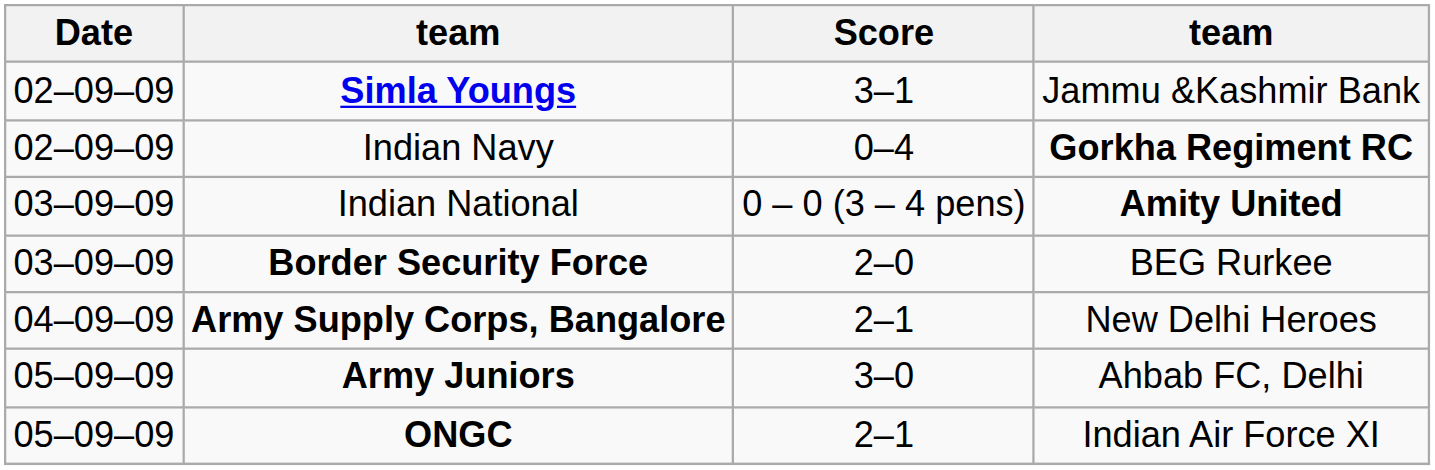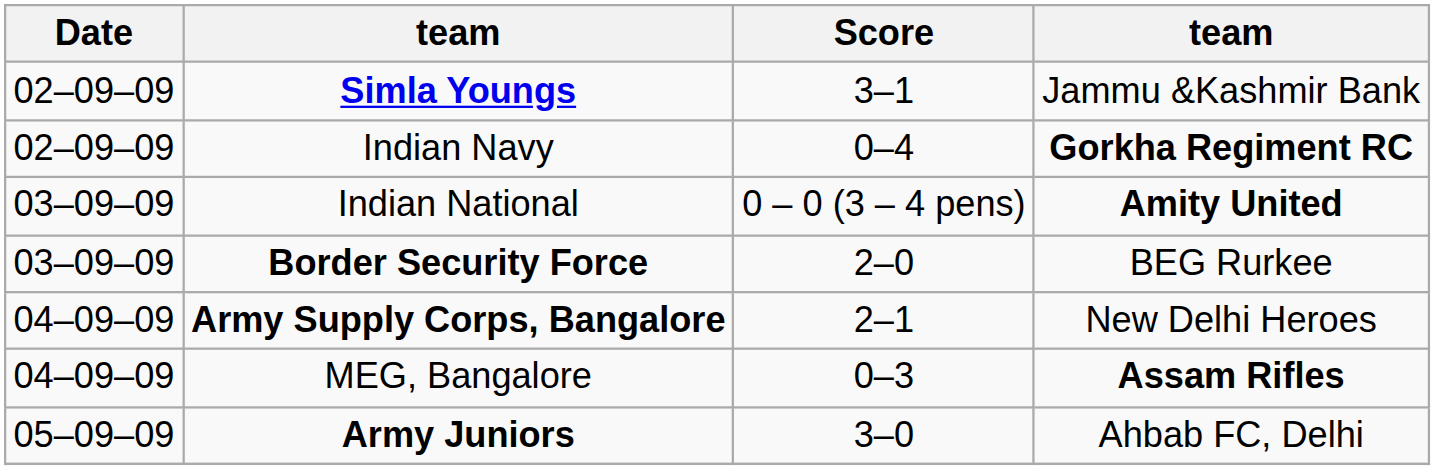+ row: (458, 377)
- row: (458, 434)
